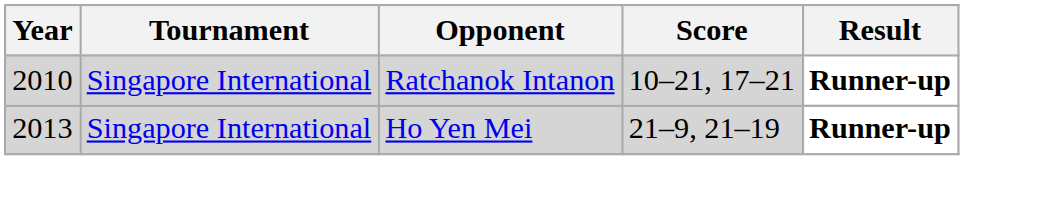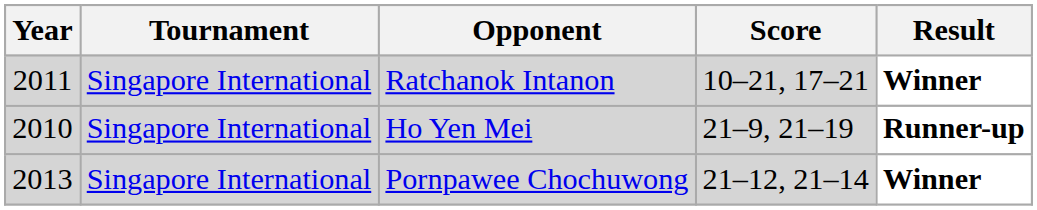(42, 79) 2010 -> (42, 79) 2011
(880, 79) Runner-up -> (932, 79) Winner
(42, 129) 2013 -> (42, 129) 2010
+ row: (537, 179)
